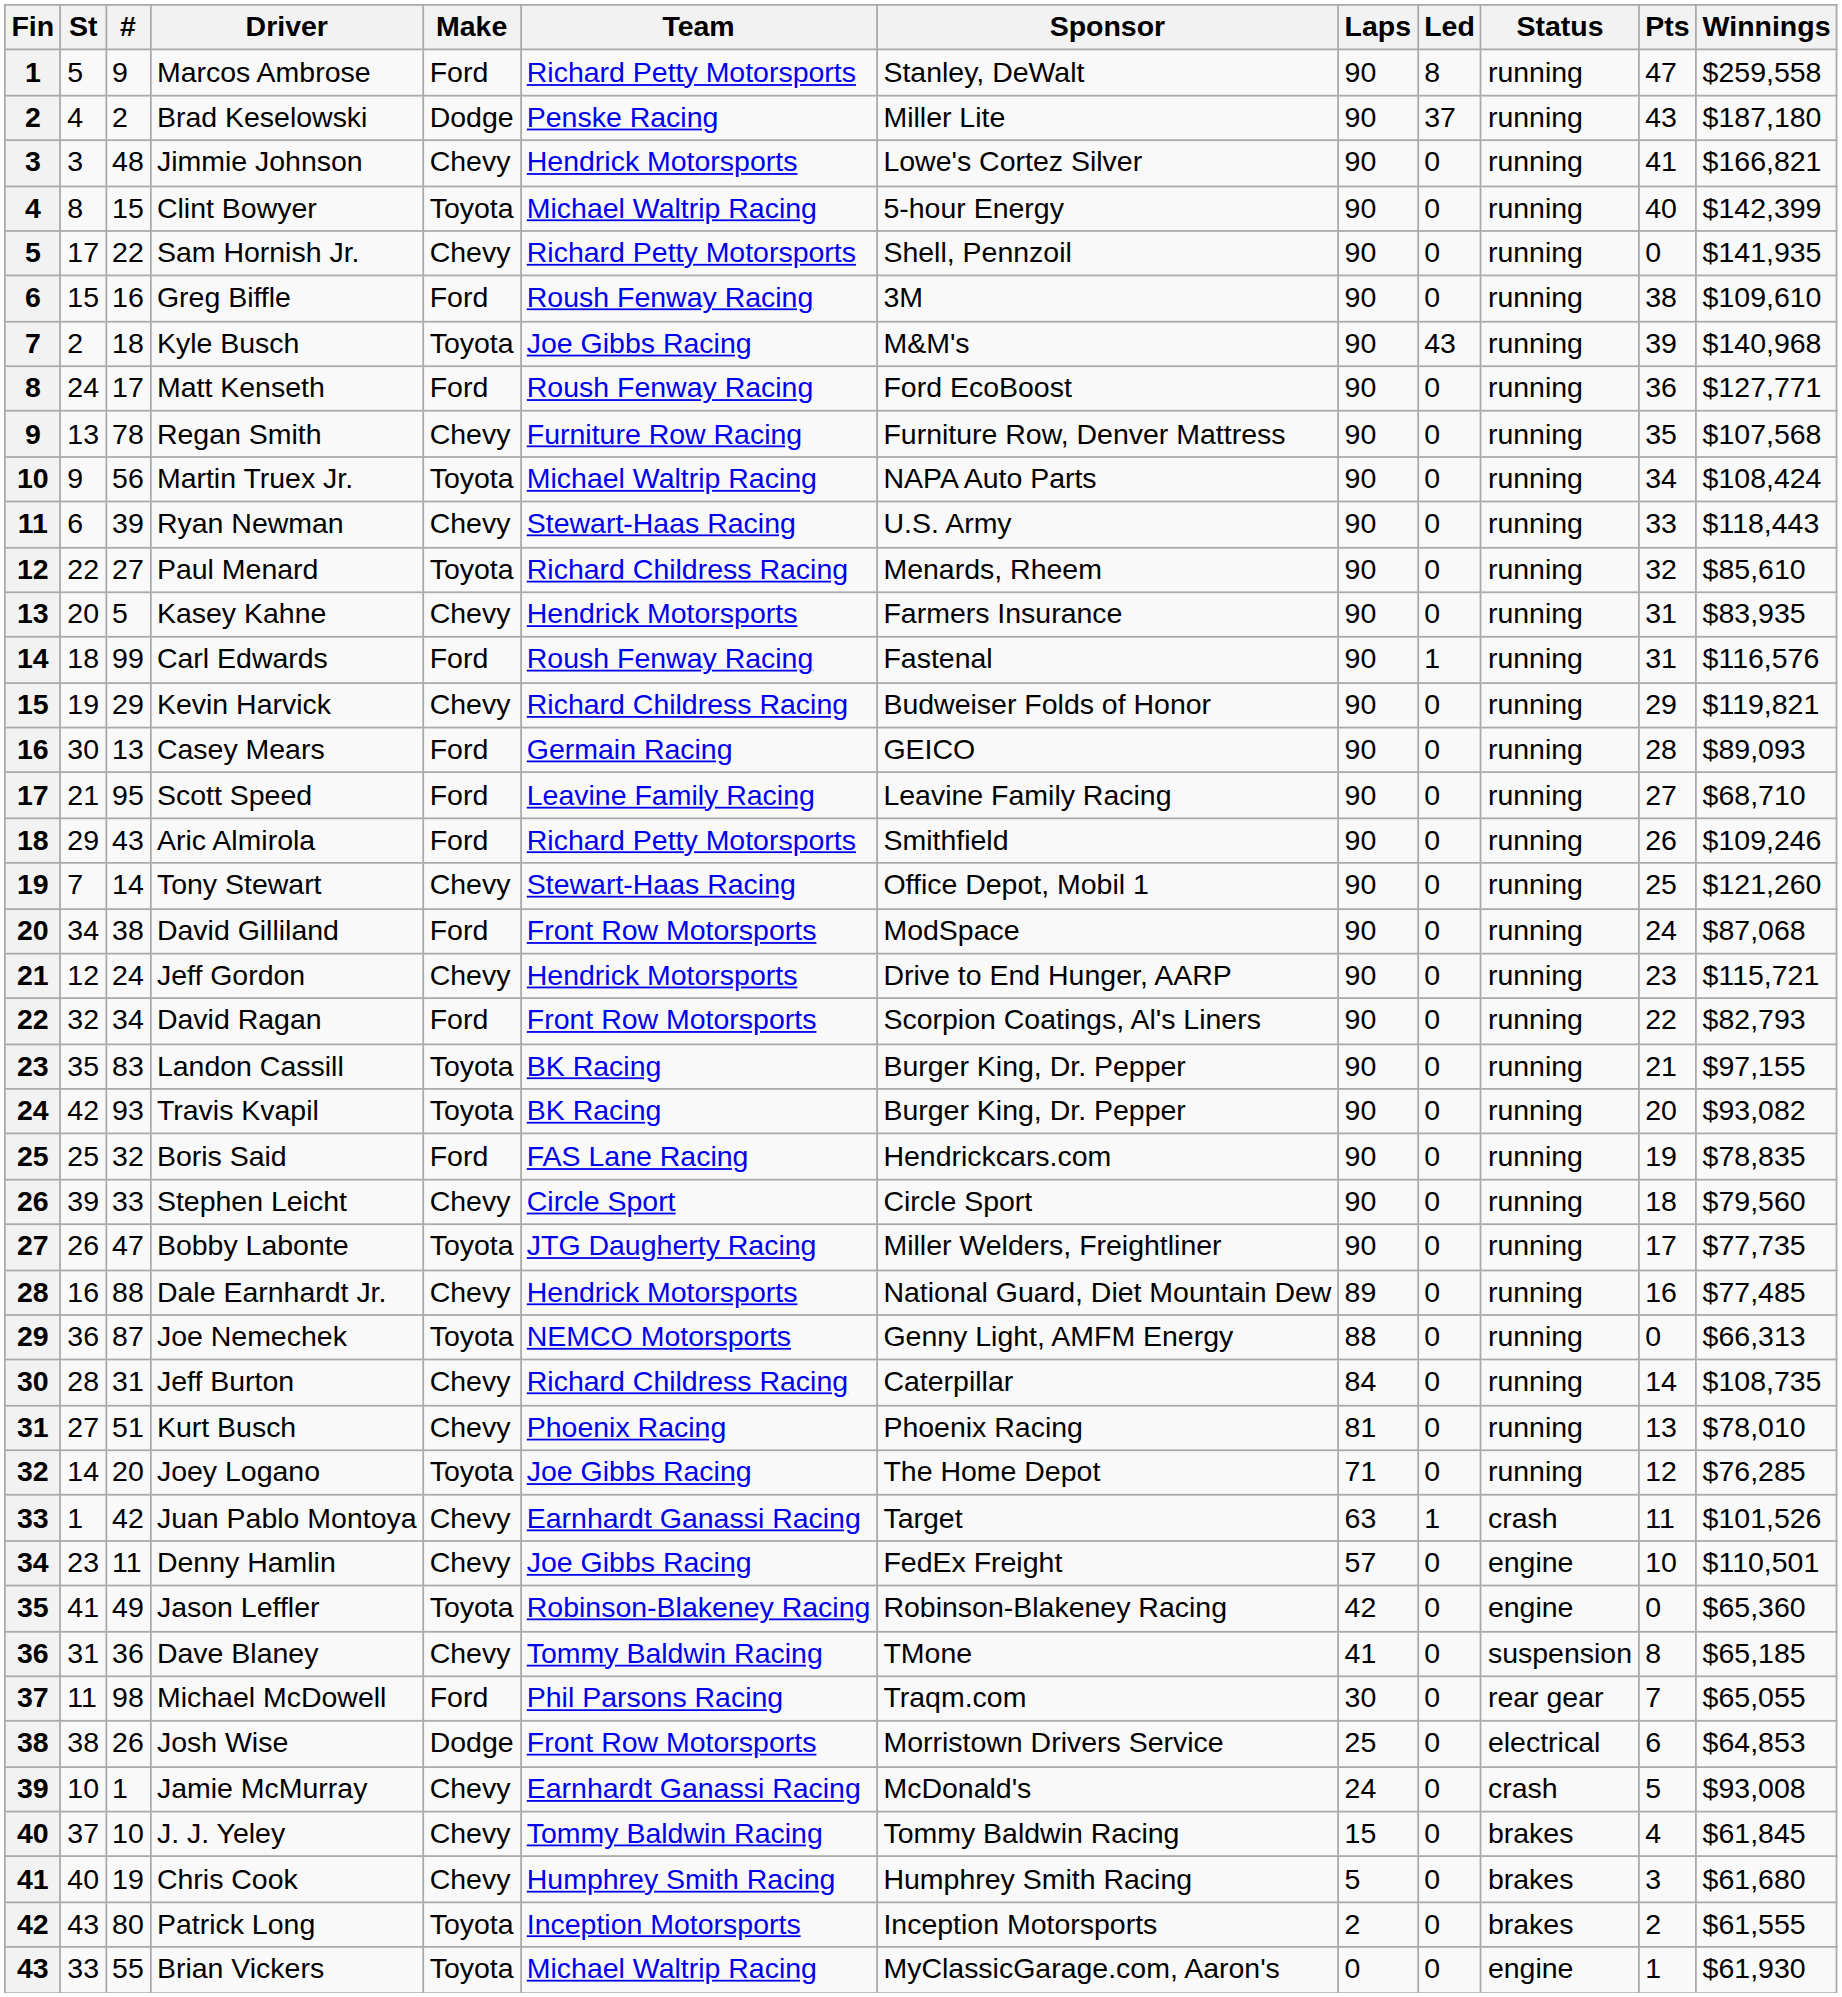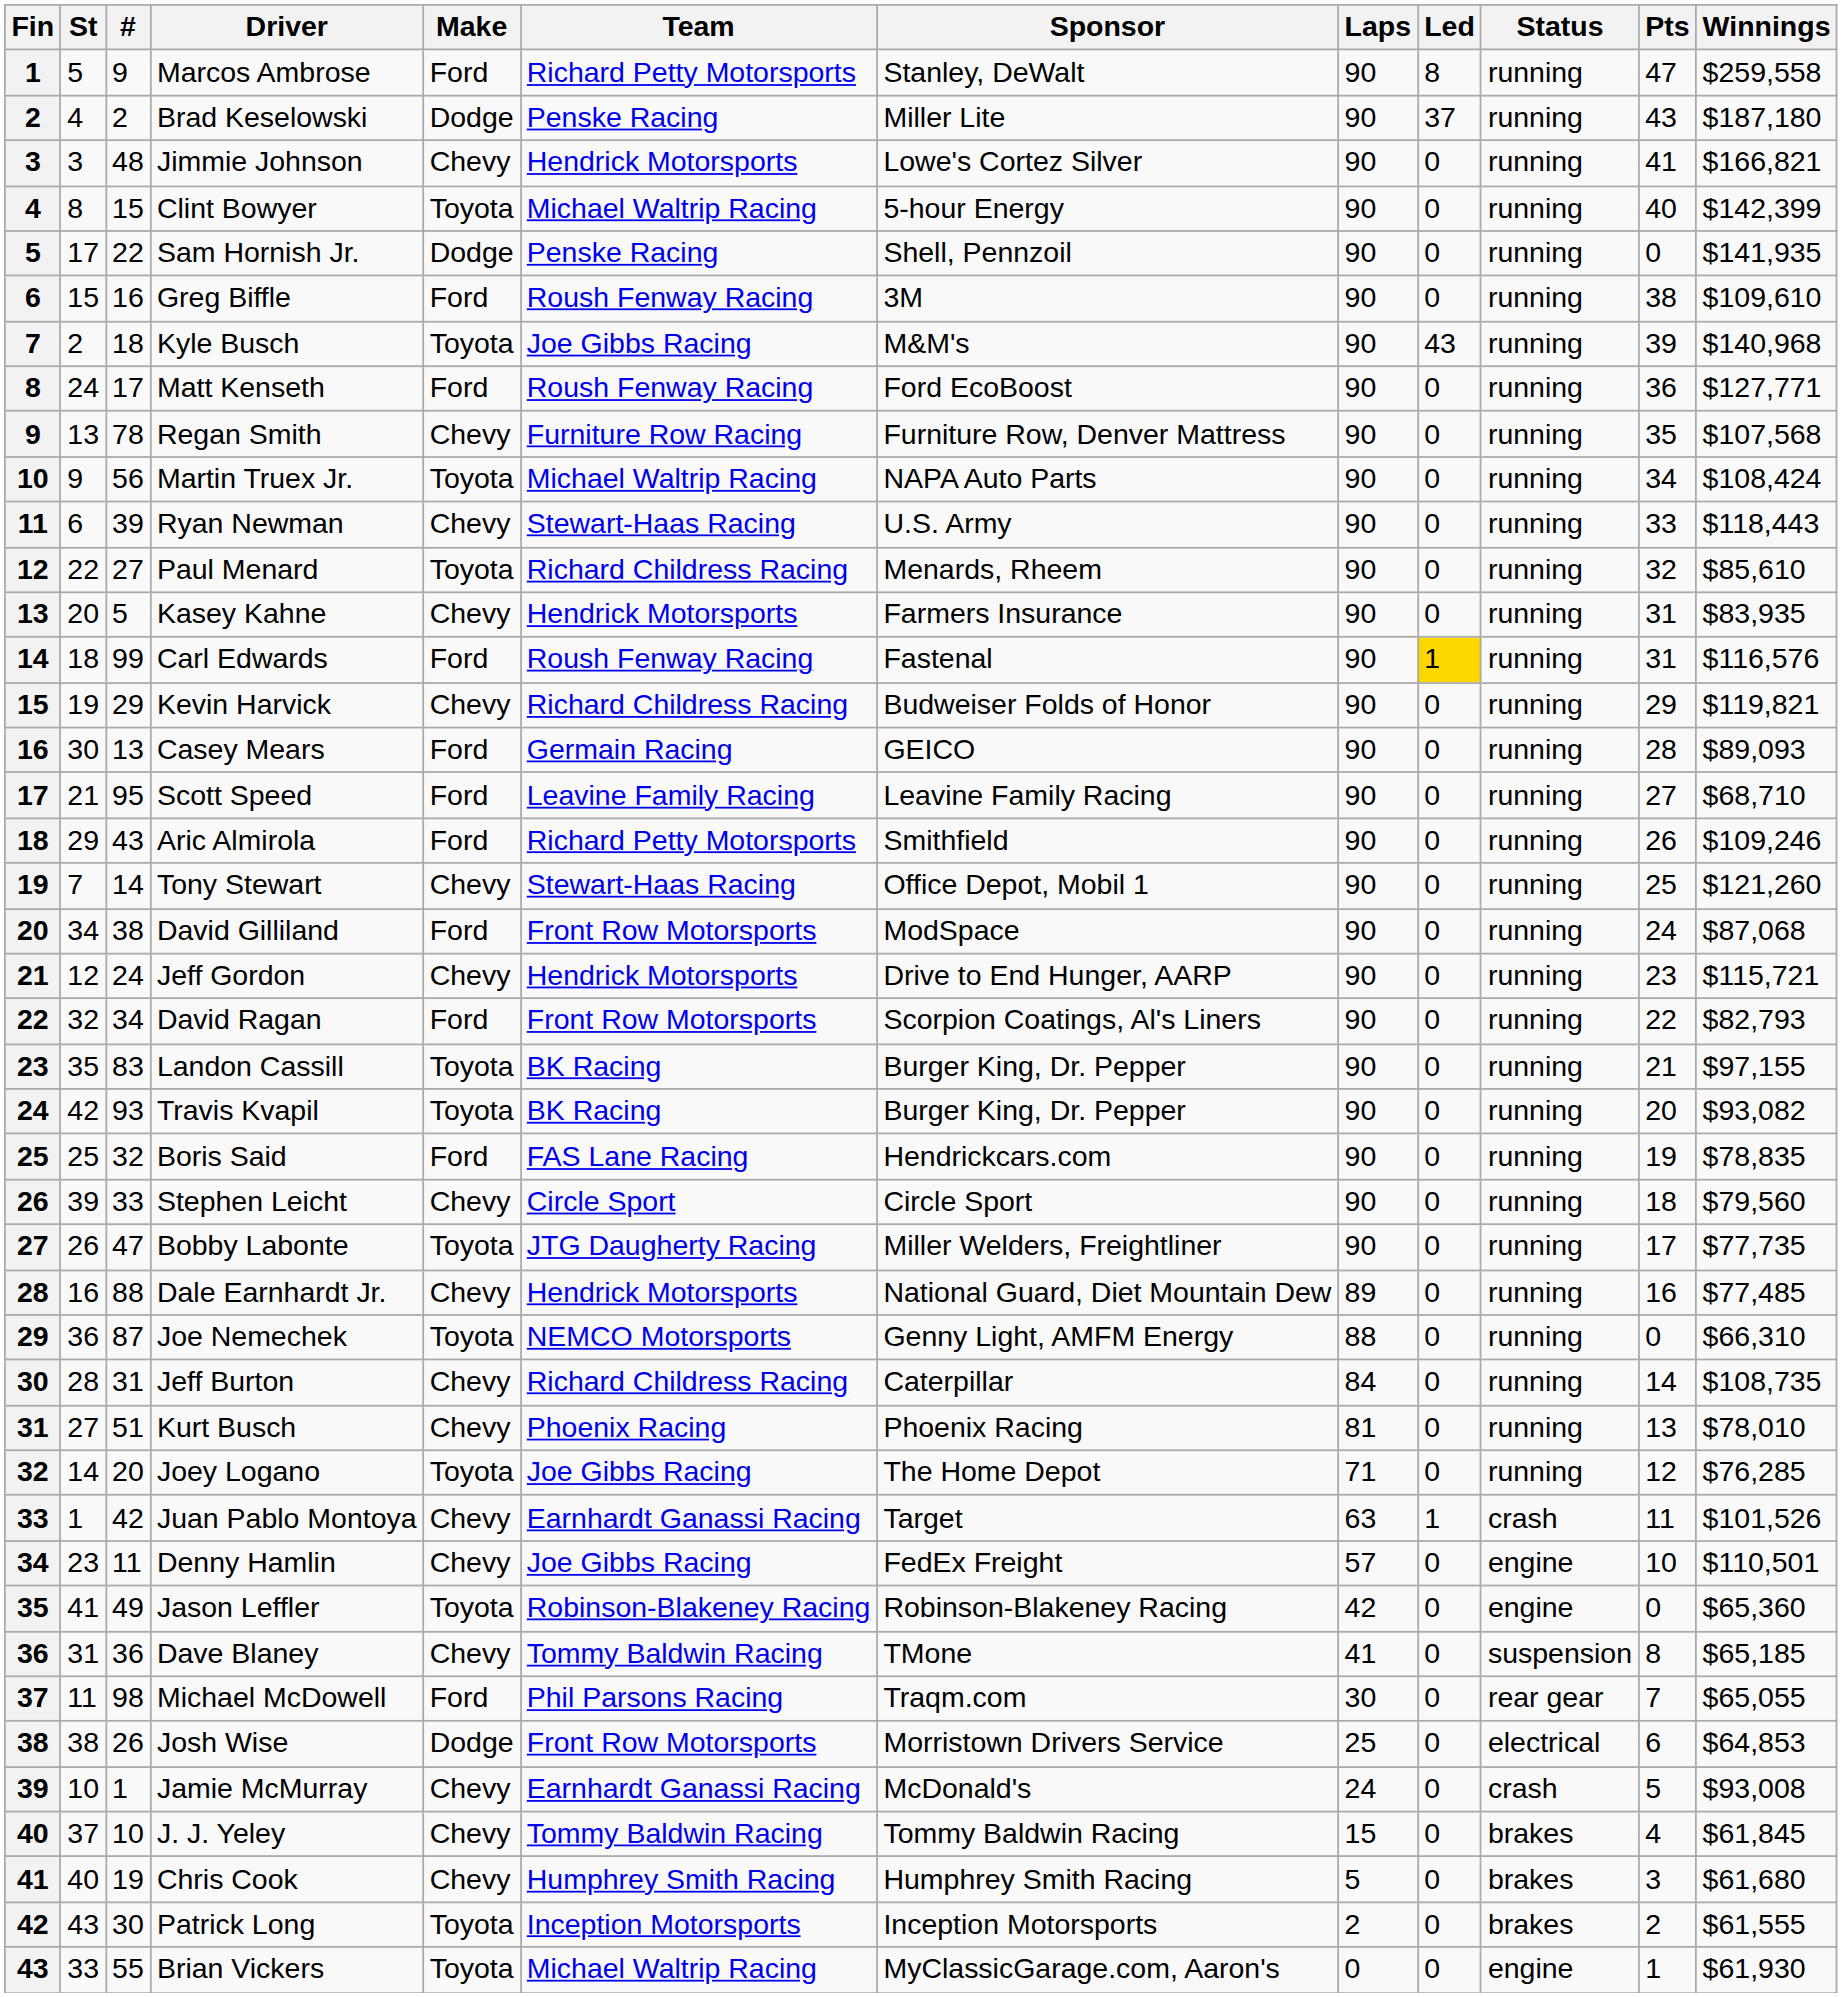(470, 252) Chevy -> (472, 252) Dodge
(691, 252) Richard Petty Motorsports -> (623, 252) Penske Racing
(1432, 659) no background -> (1432, 659) gold background
(1754, 1336) $66,313 -> (1754, 1336) $66,310
(128, 1924) 80 -> (128, 1924) 30
